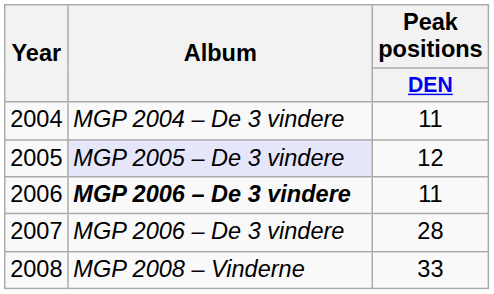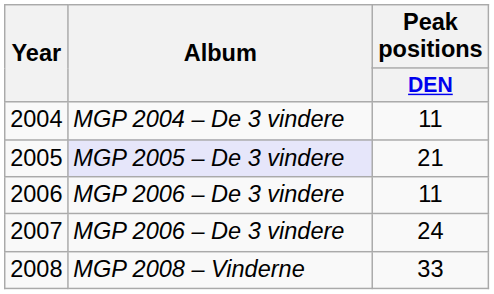(430, 157) 12 -> (430, 157) 21
(212, 194) bold -> (209, 194) normal
(430, 232) 28 -> (430, 232) 24
